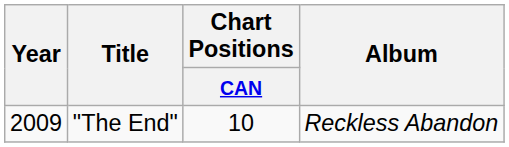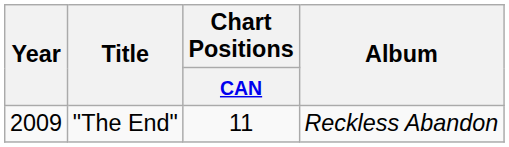(241, 123) 10 -> (241, 123) 11
